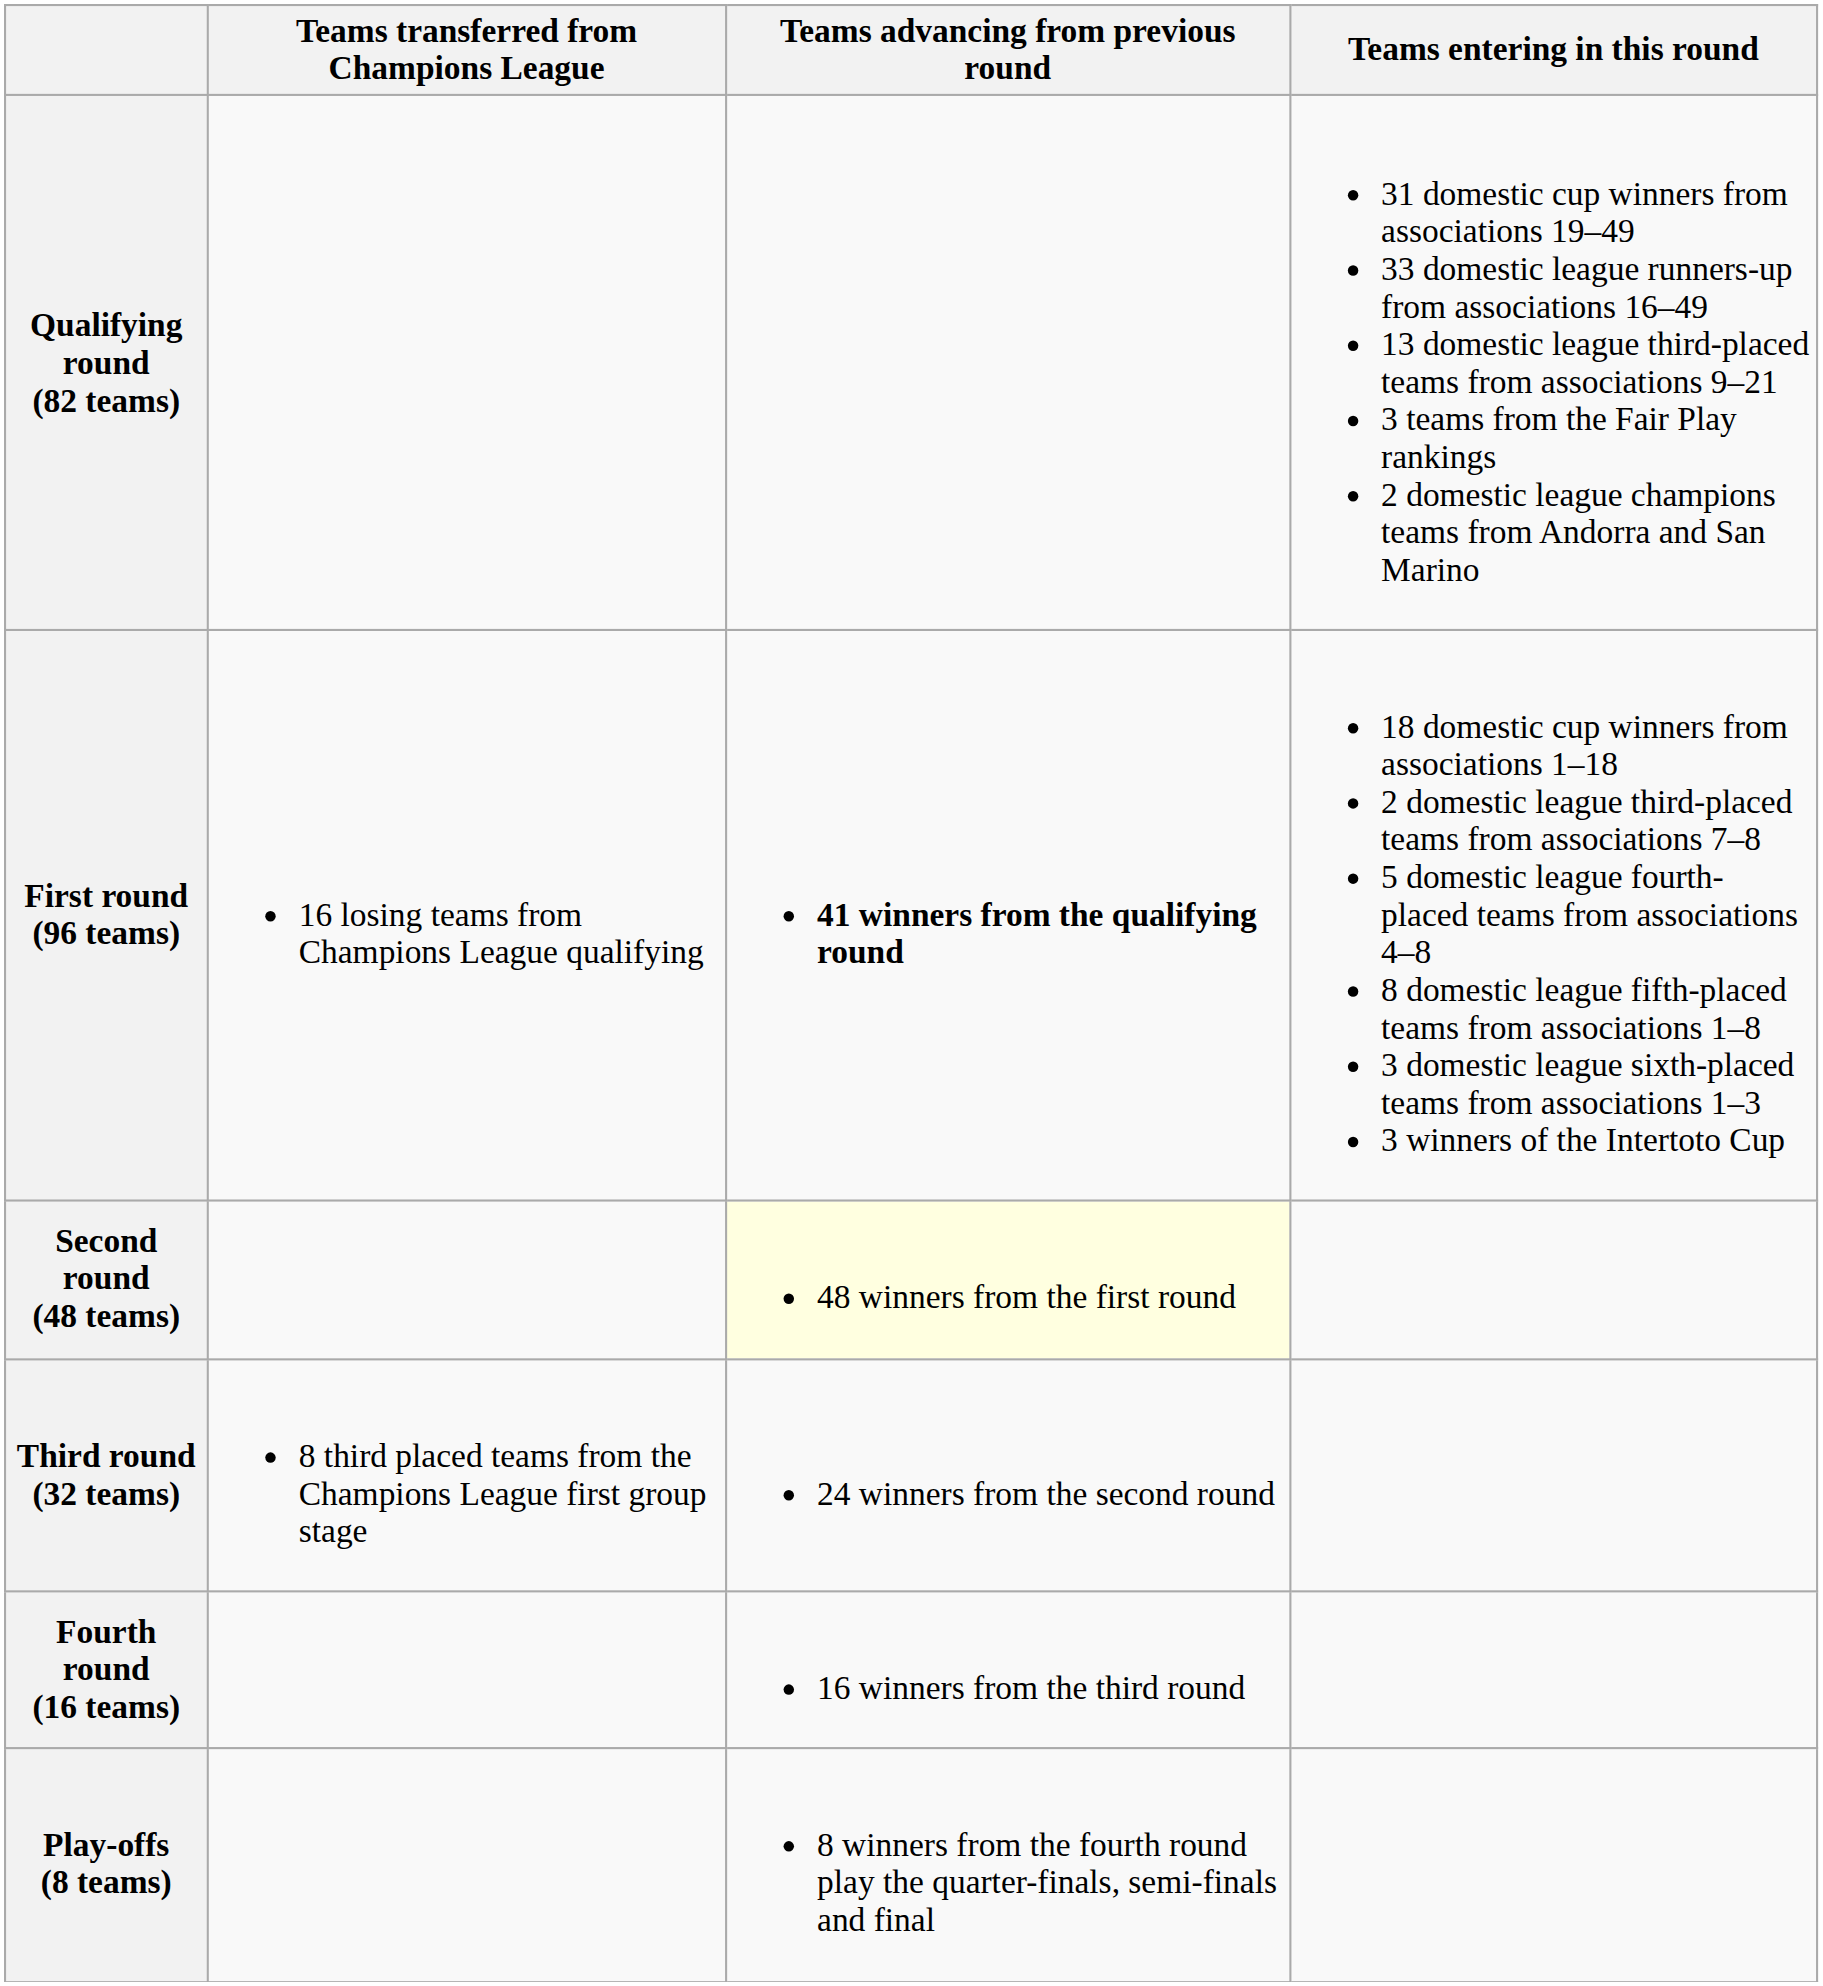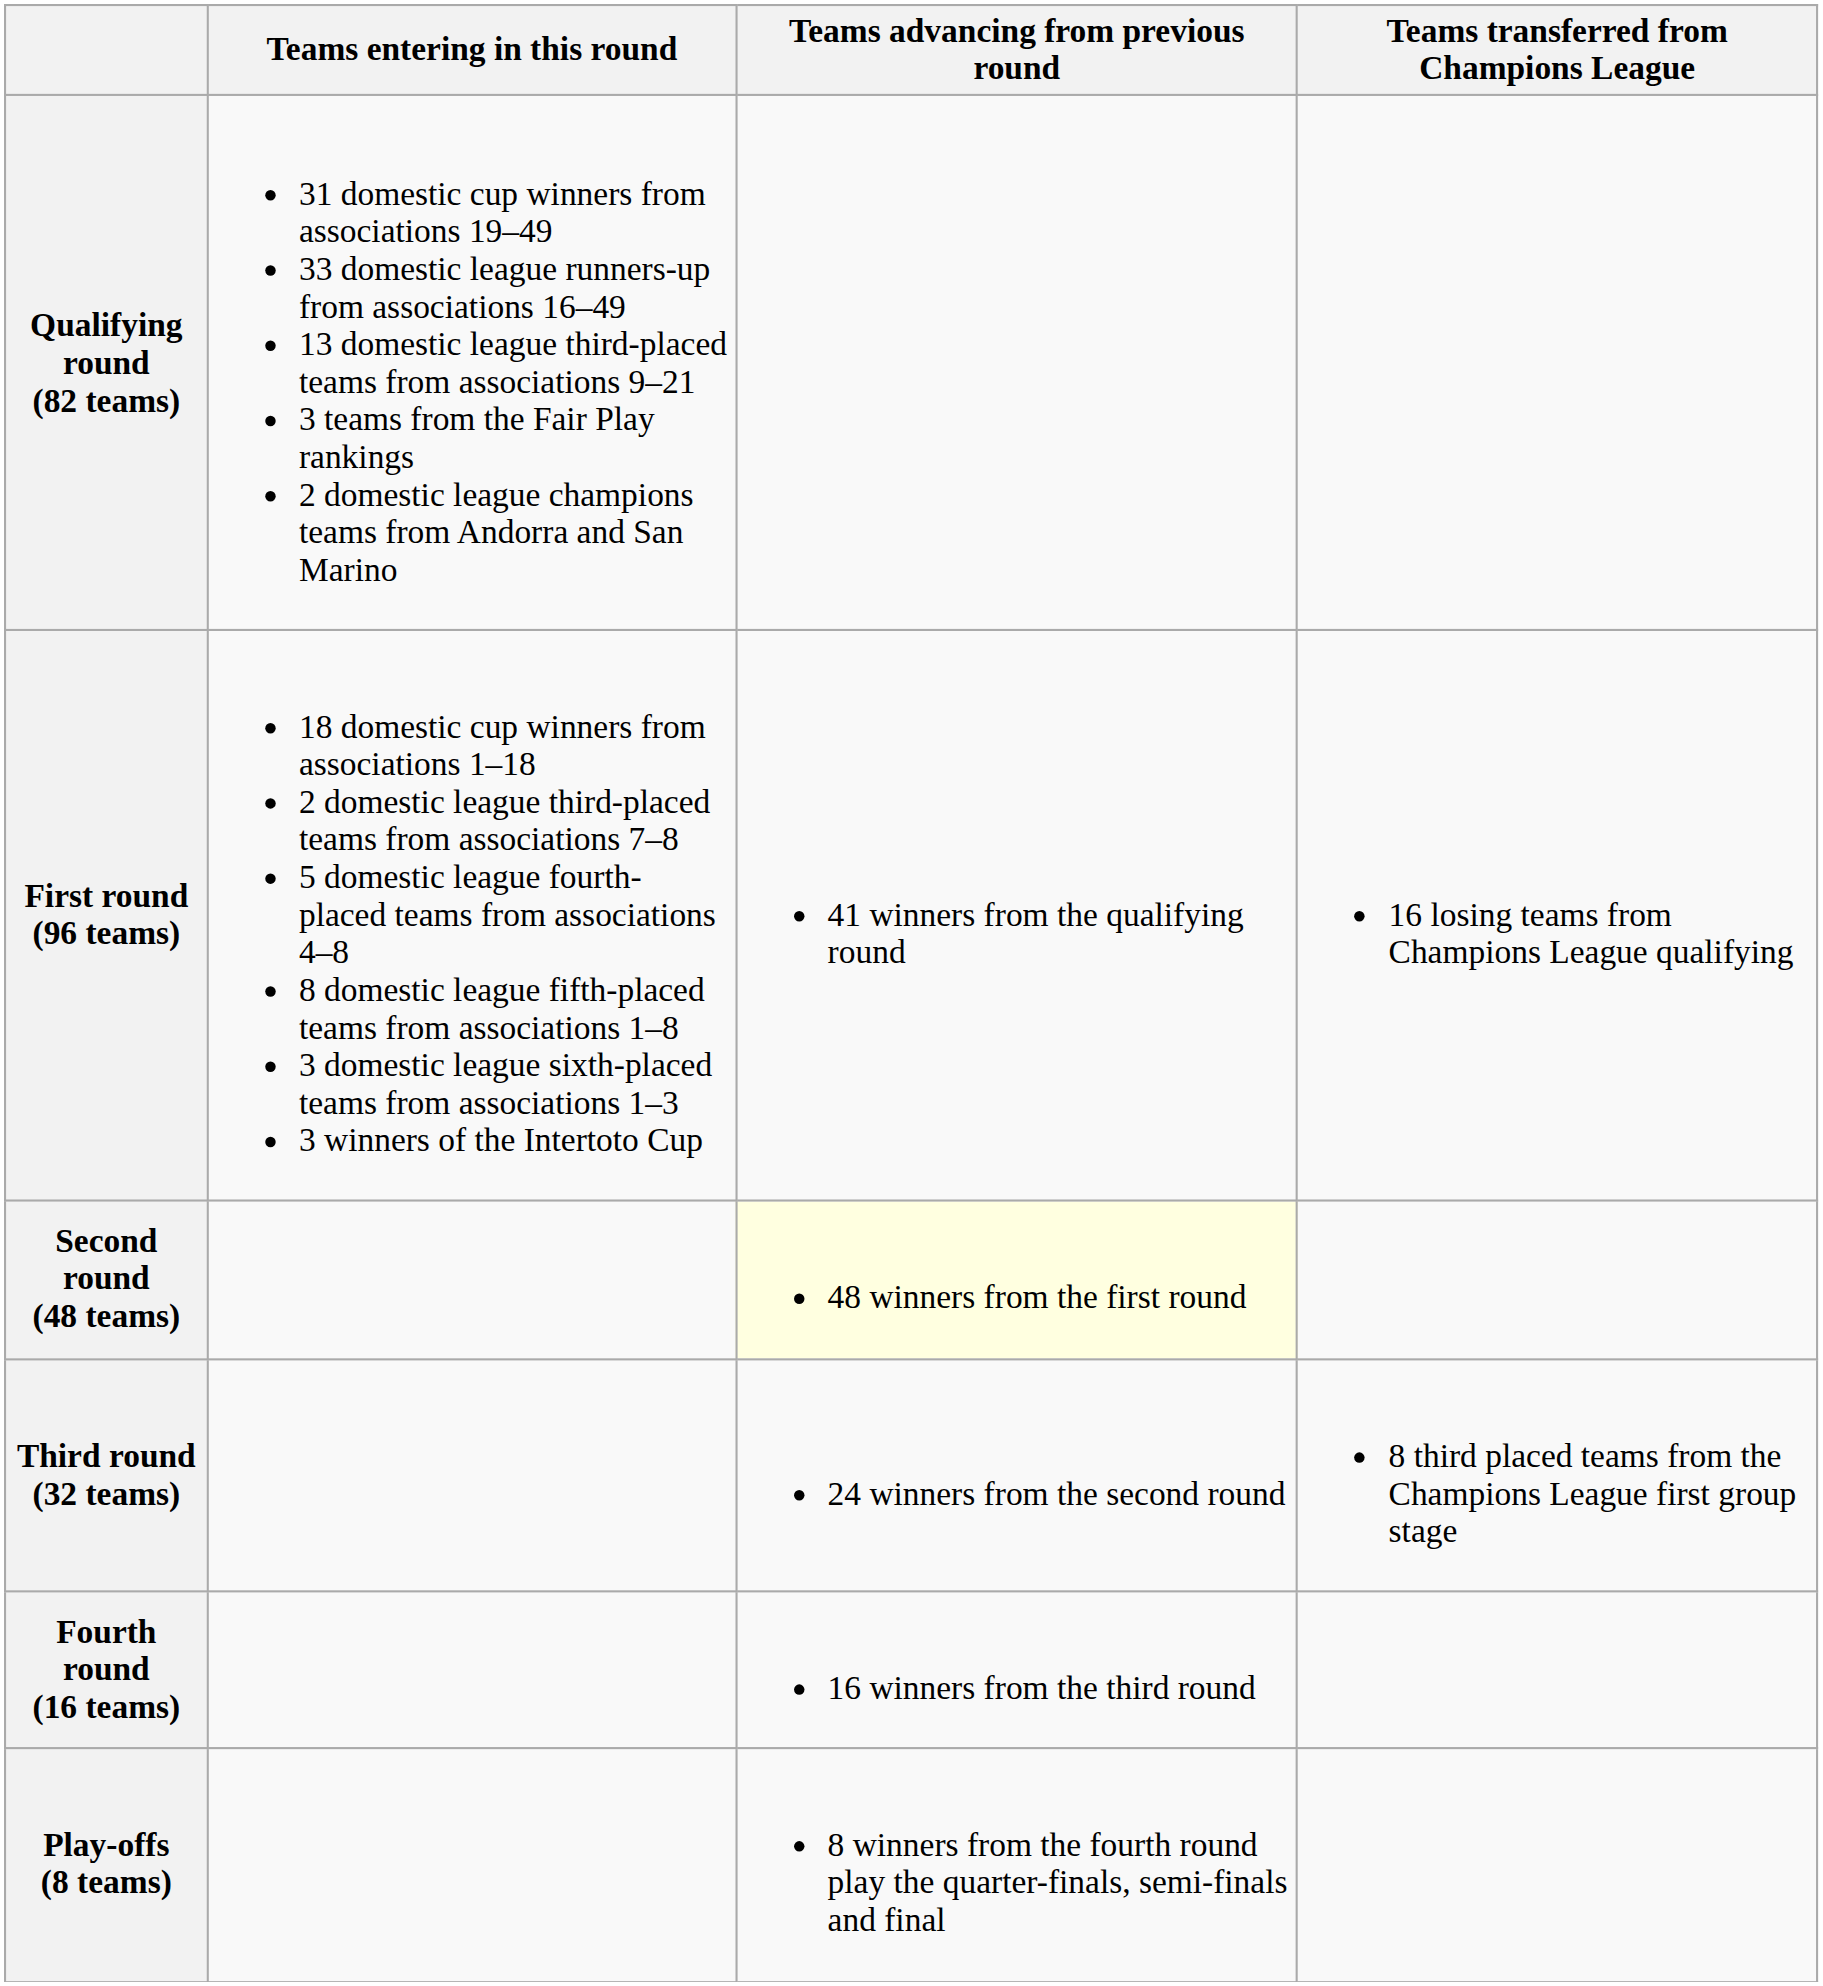columns swapped: (1553, 49) <-> (467, 49)
(1008, 934) bold -> (1017, 934) normal
